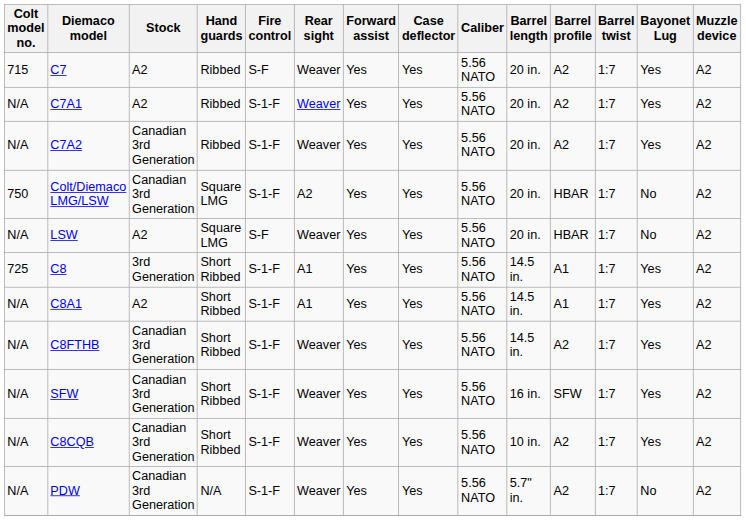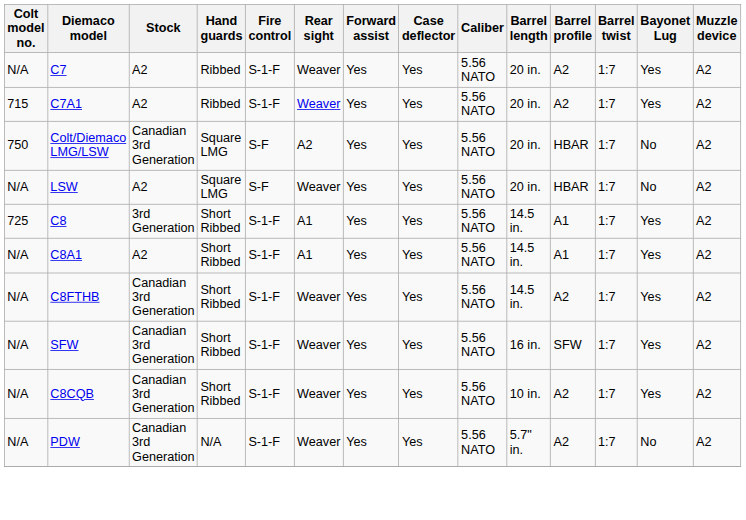(18, 70) 715 -> (18, 70) N/A
(259, 70) S-F -> (264, 70) S-1-F
(18, 104) N/A -> (18, 104) 715
- row: (66, 145)
(264, 194) S-1-F -> (259, 145) S-F
